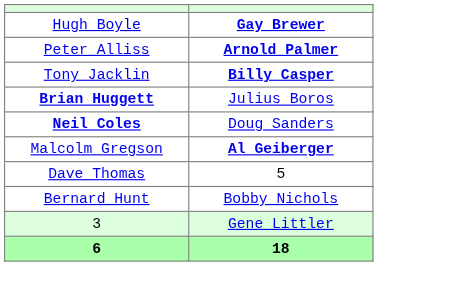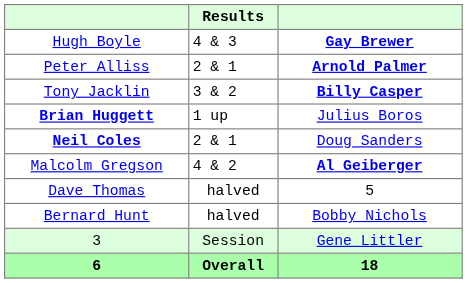+ column: (233, 17)
